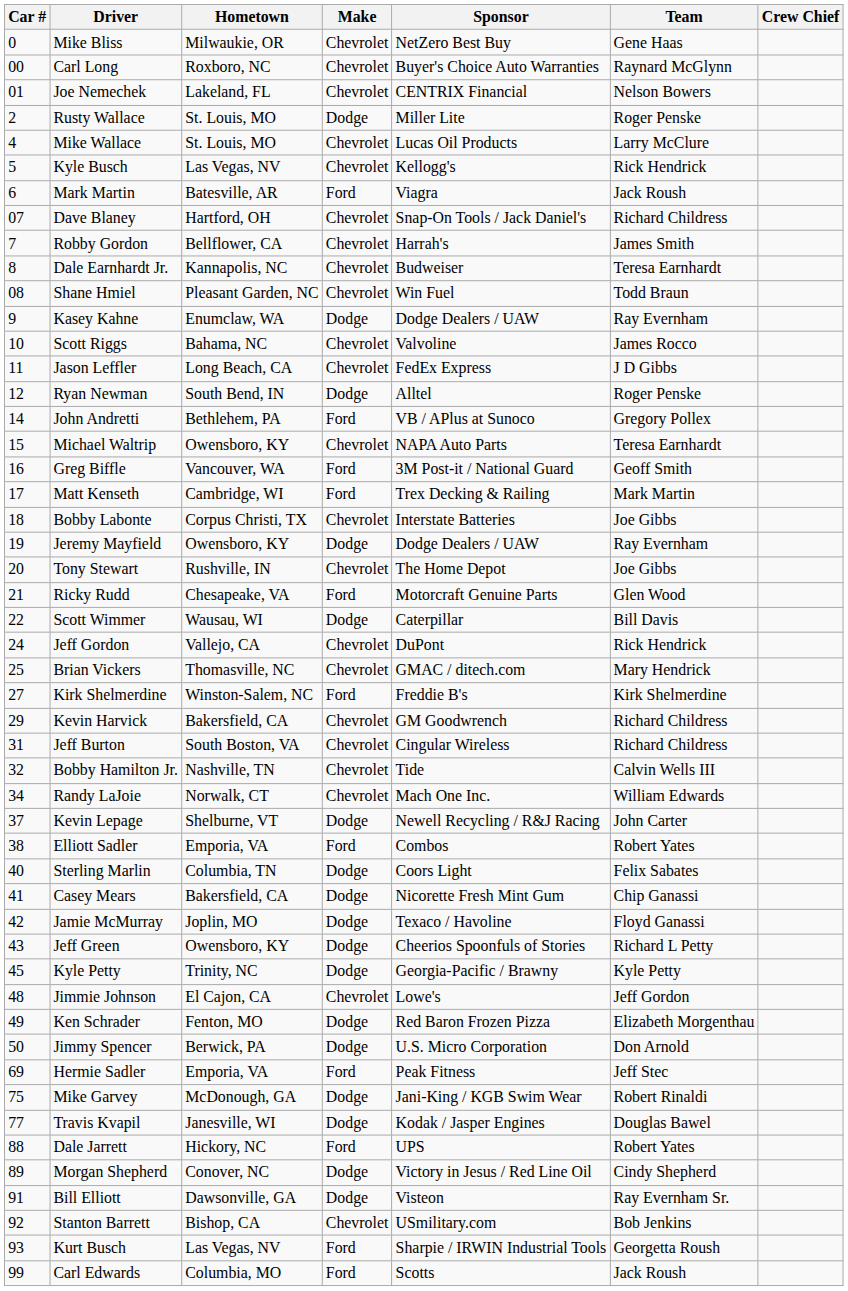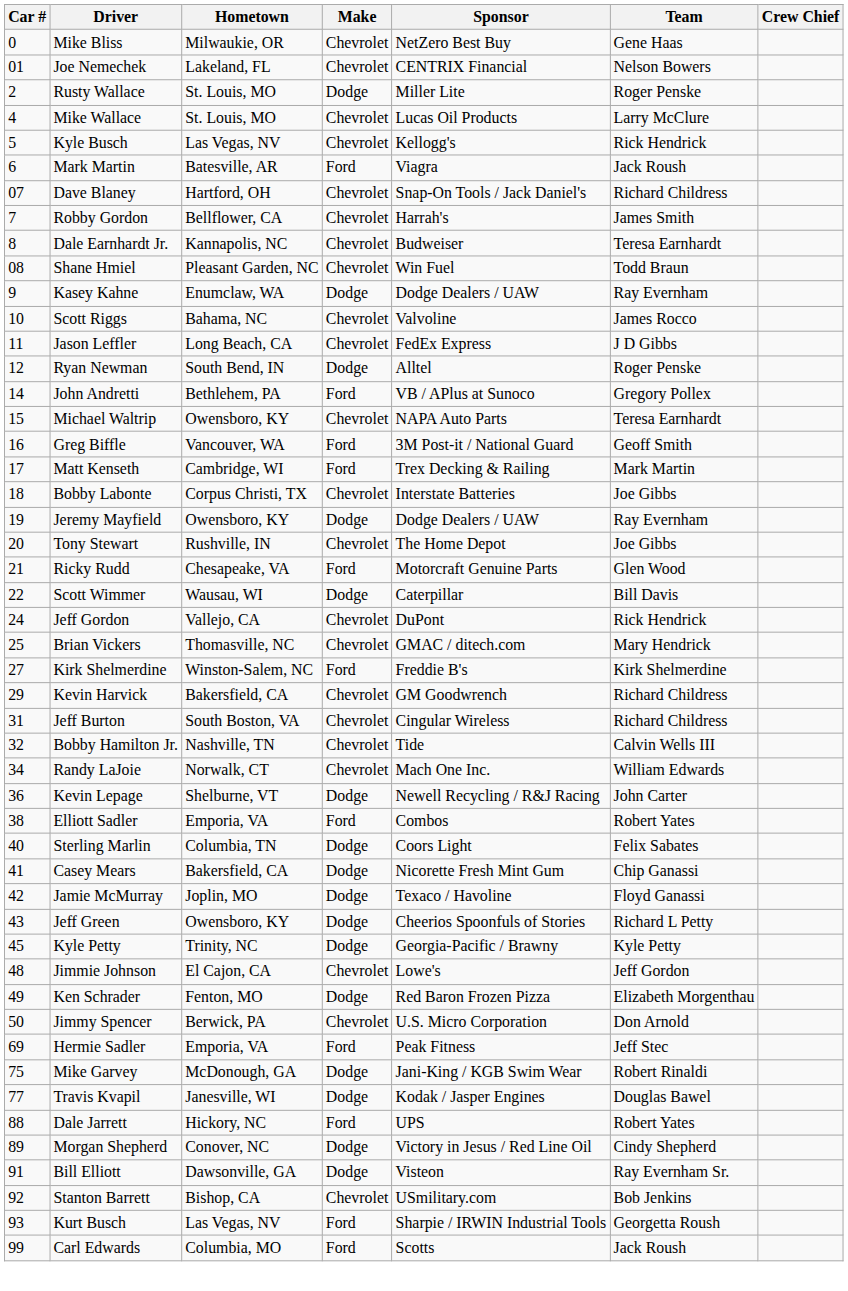- row: (86, 67)
(16, 820) 37 -> (16, 795) 36
(347, 1047) Dodge -> (357, 1021) Chevrolet
